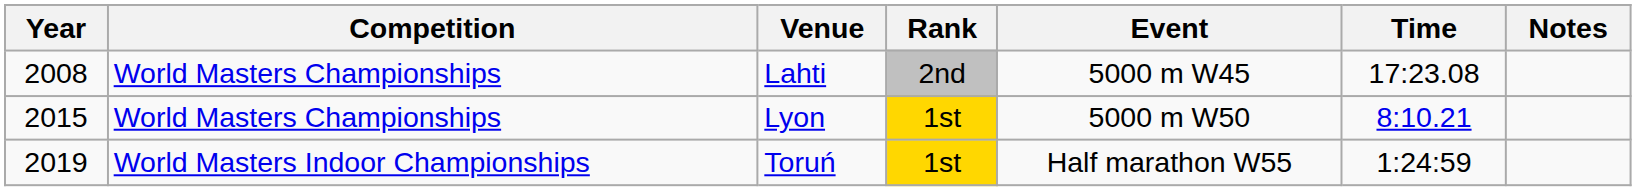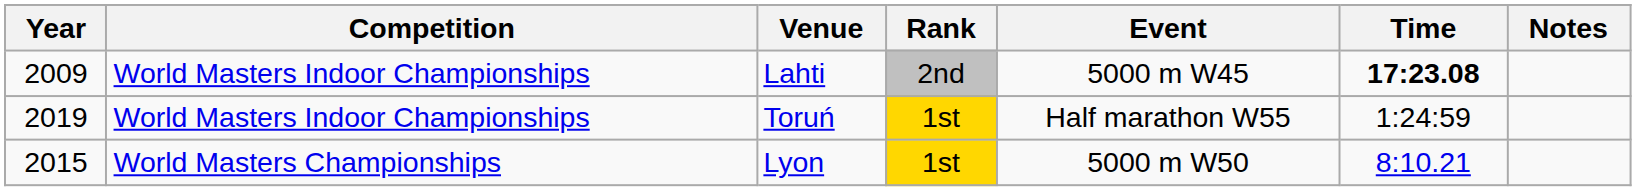(56, 73) 2008 -> (56, 73) 2009
(307, 73) World Masters Championships -> (352, 73) World Masters Indoor Championships
(1424, 73) normal -> (1423, 73) bold
rows swapped: (795, 118) <-> (800, 163)
